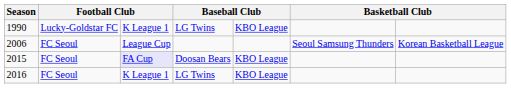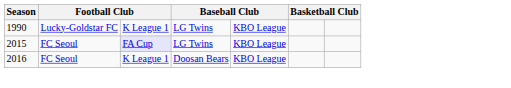- row: (17, 43)
(203, 59) Doosan Bears -> (193, 43) LG Twins
(195, 75) LG Twins -> (201, 59) Doosan Bears
